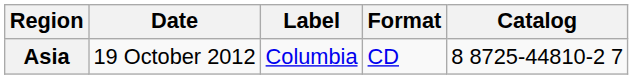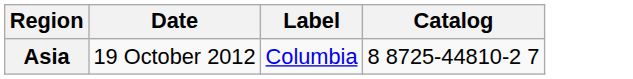- column: (404, 21)
